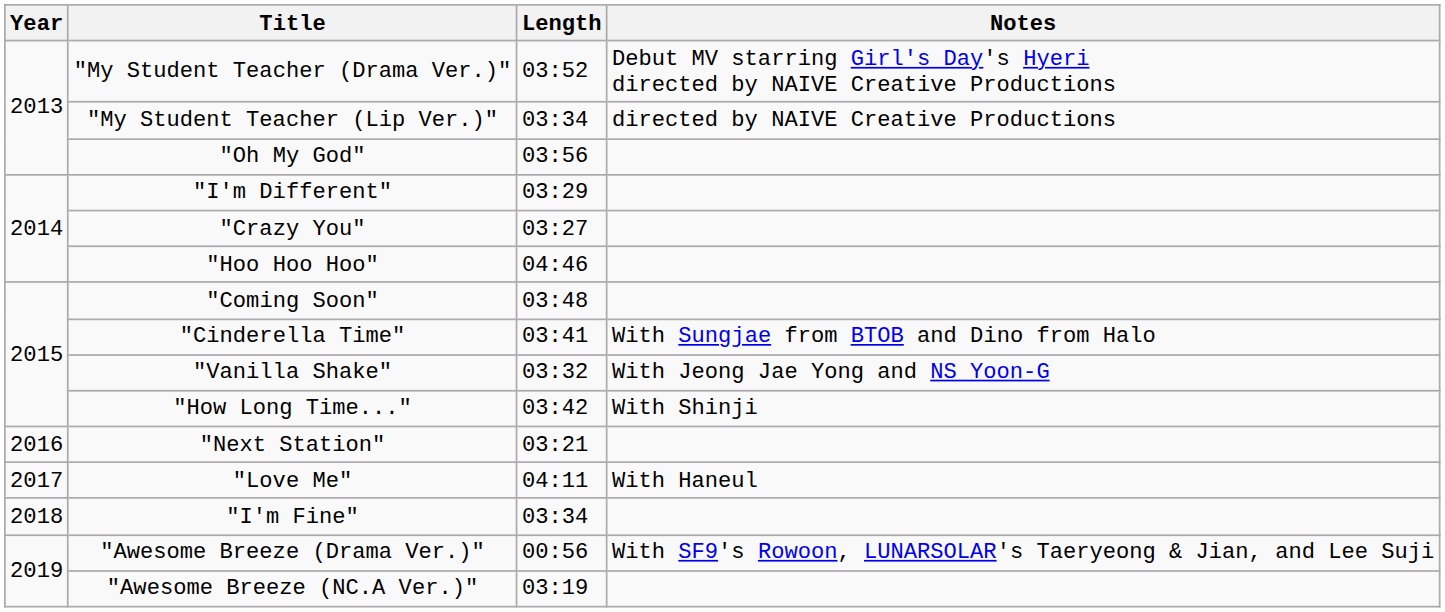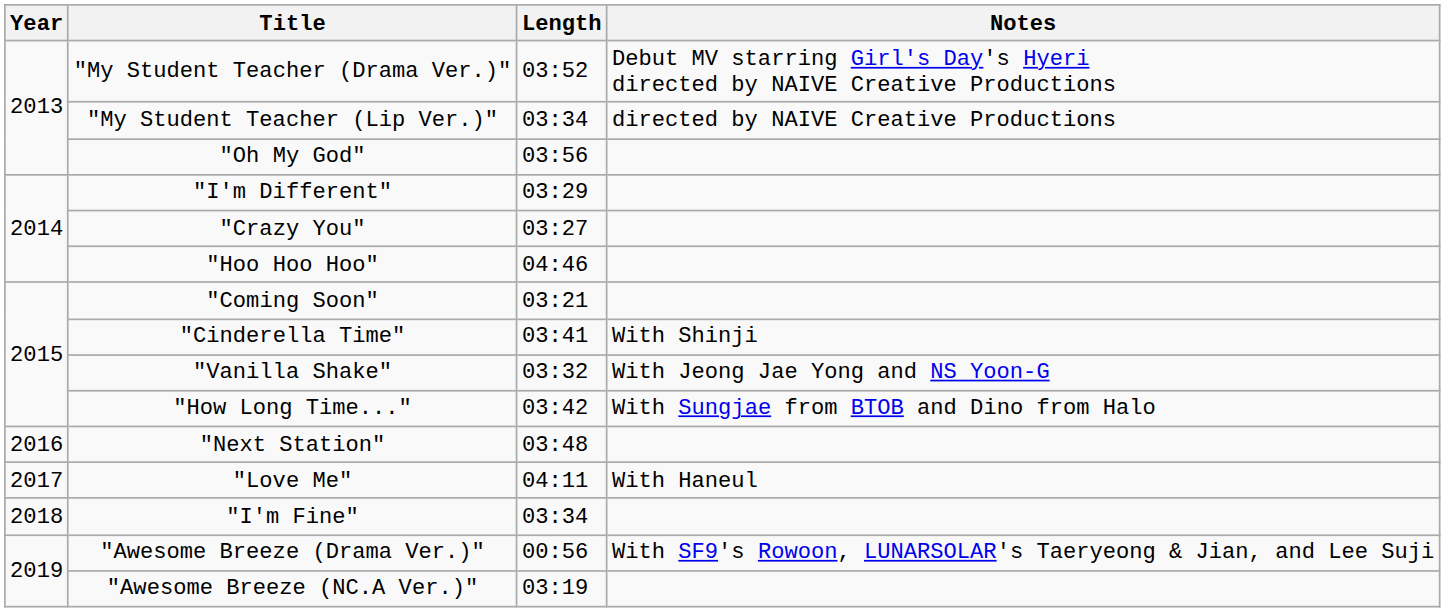(555, 300) 03:48 -> (555, 300) 03:21
(884, 337) With Sungjae from BTOB and Dino from Halo -> (685, 337) With Shinji
(685, 409) With Shinji -> (884, 409) With Sungjae from BTOB and Dino from Halo
(555, 445) 03:21 -> (555, 445) 03:48
